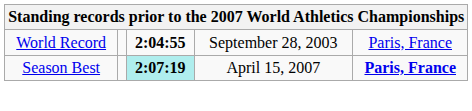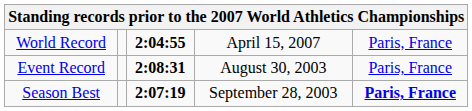(273, 42) September 28, 2003 -> (273, 42) April 15, 2007
+ row: (61, 67)
(160, 67) paleturquoise background -> (160, 93) no background
(273, 67) April 15, 2007 -> (273, 93) September 28, 2003
